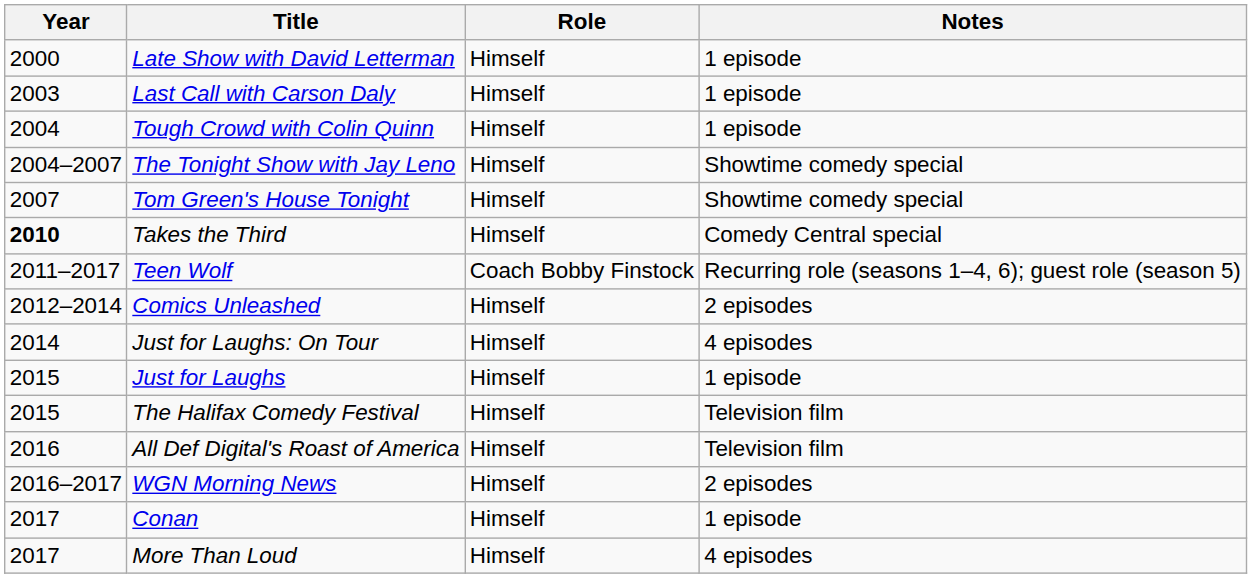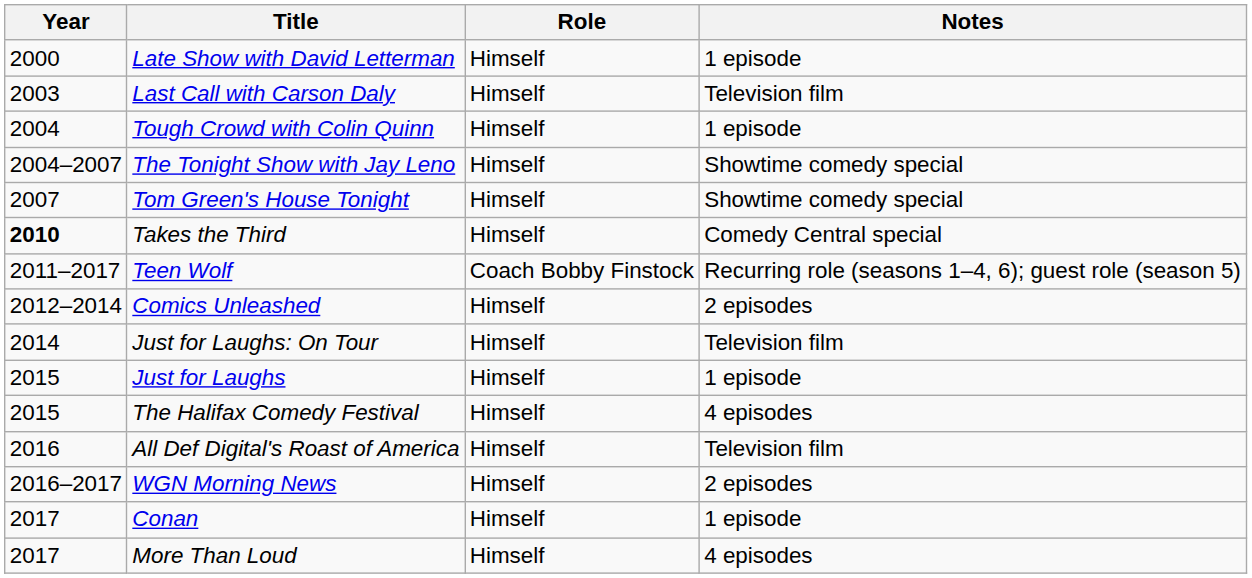(753, 93) 1 episode -> (774, 93) Television film
(758, 341) 4 episodes -> (774, 341) Television film
(774, 413) Television film -> (758, 413) 4 episodes
